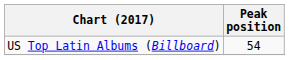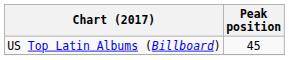(254, 46) 54 -> (254, 46) 45
